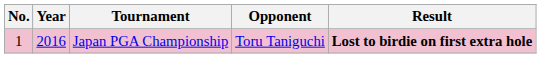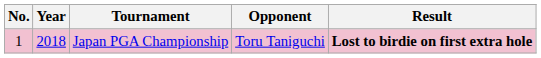(51, 41) 2016 -> (51, 41) 2018
